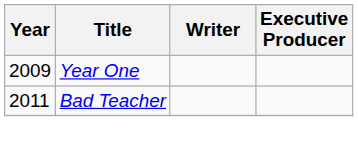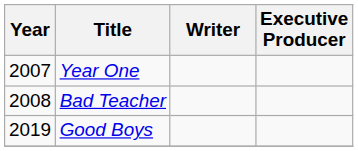(30, 70) 2009 -> (30, 70) 2007
(29, 100) 2011 -> (30, 100) 2008
+ row: (106, 130)
